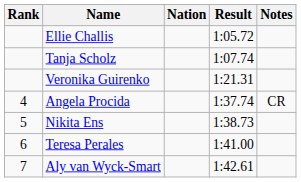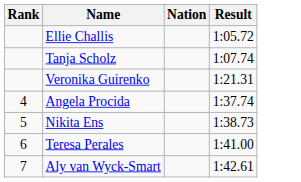- column: (276, 15)
